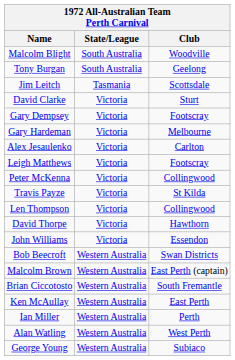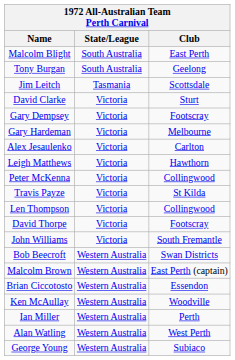(189, 54) Woodville -> (189, 54) East Perth
(189, 162) Footscray -> (189, 162) Hawthorn
(189, 224) Hawthorn -> (189, 224) Footscray
(189, 239) Essendon -> (189, 239) South Fremantle
(189, 286) South Fremantle -> (189, 286) Essendon
(189, 301) East Perth -> (189, 301) Woodville
